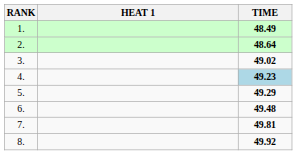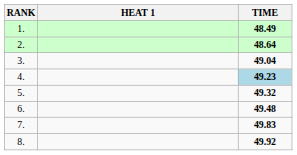(265, 61) 49.02 -> (265, 61) 49.04
(265, 93) 49.29 -> (265, 93) 49.32
(265, 126) 49.81 -> (265, 126) 49.83
